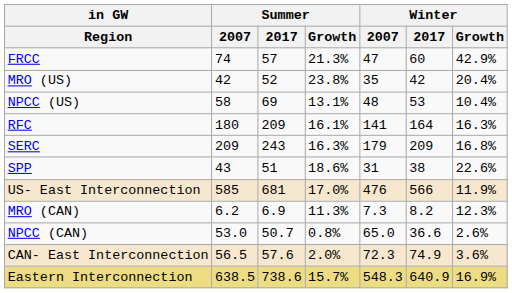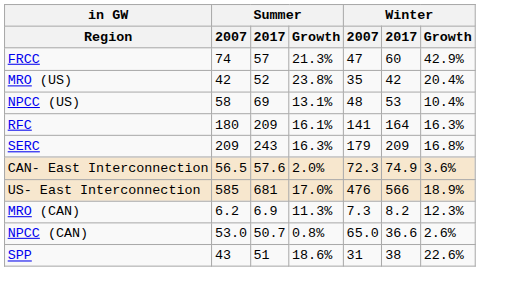rows swapped: (20, 168) <-> (108, 255)
(476, 190) 11.9% -> (444, 190) 18.9%
- row: (100, 277)
